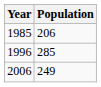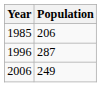(46, 52) 285 -> (46, 52) 287
